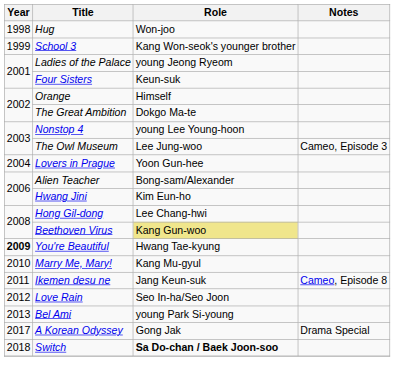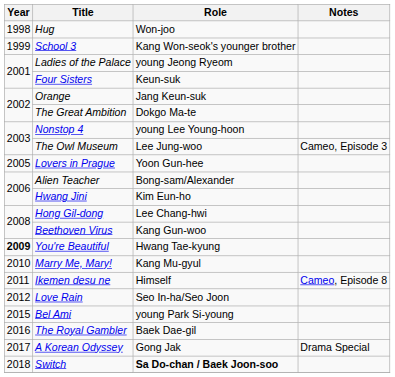(153, 96) Himself -> (171, 96) Jang Keun-suk
(19, 163) 2004 -> (19, 163) 2005
(171, 230) khaki background -> (171, 230) no background
(171, 280) Jang Keun-suk -> (153, 280) Himself
(19, 314) 2013 -> (19, 314) 2015
+ row: (81, 331)
